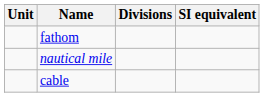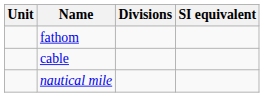rows swapped: (54, 80) <-> (76, 59)
